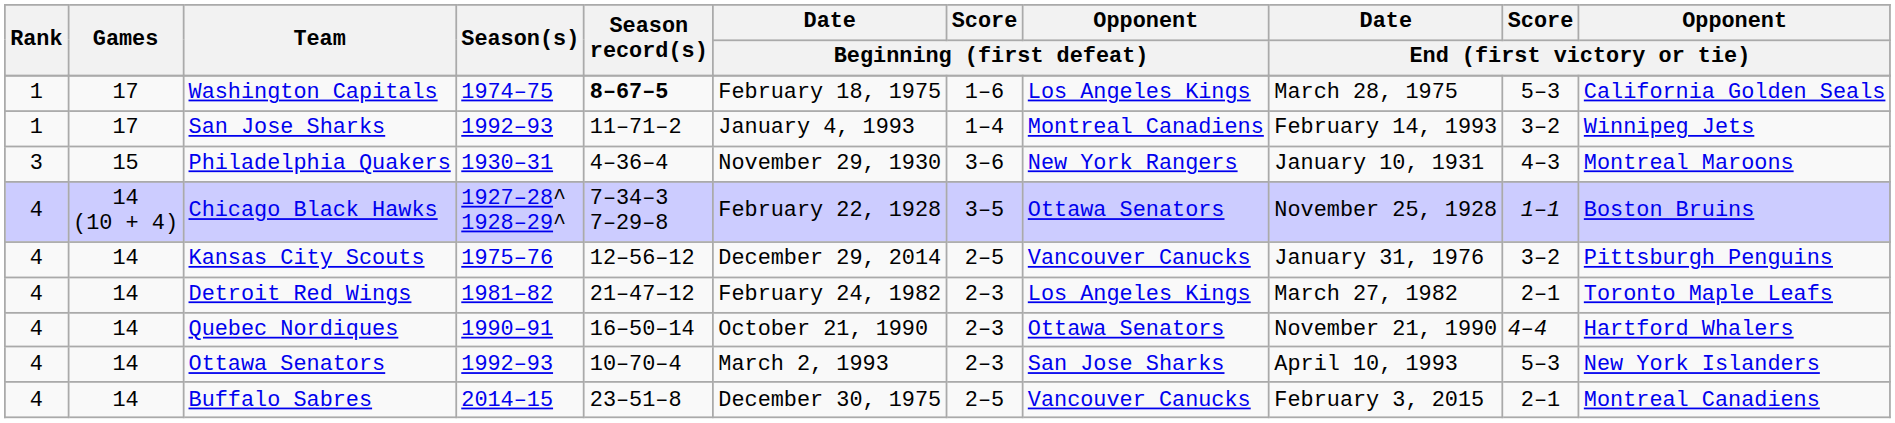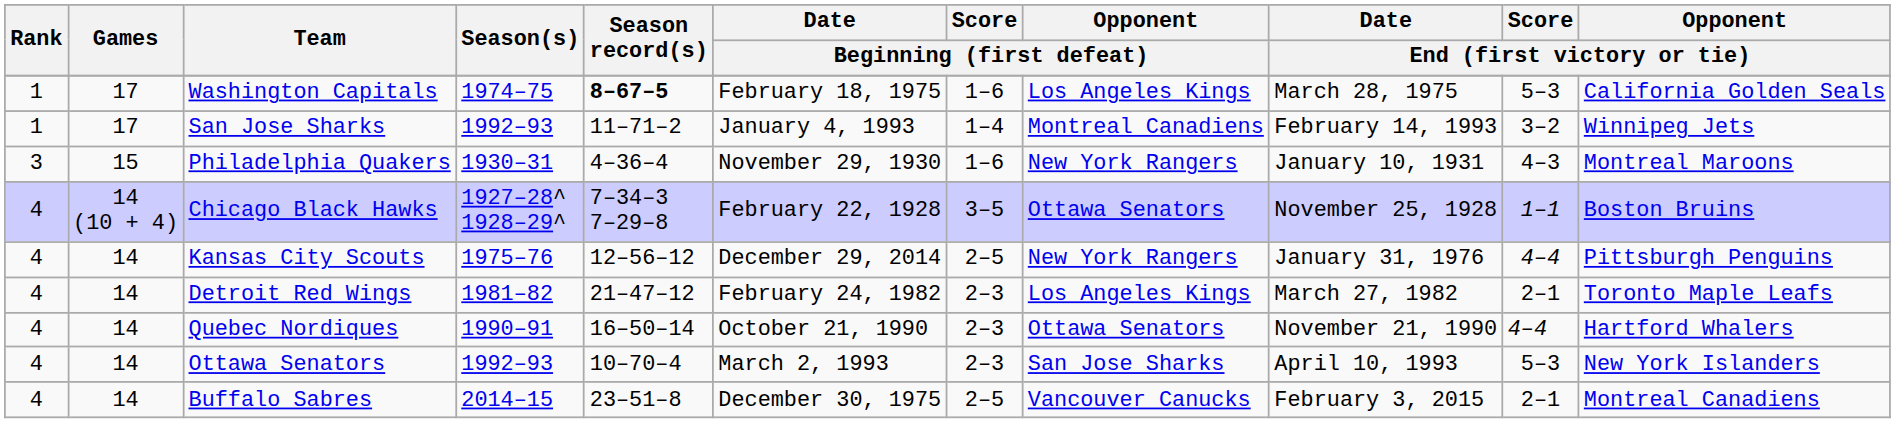(985, 164) 3–6 -> (985, 164) 1–6
(1139, 259) Vancouver Canucks -> (1133, 259) New York Rangers
(1541, 259) 3–2 -> (1541, 259) 4–4
